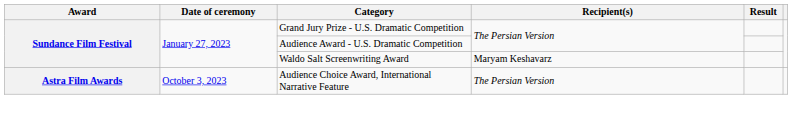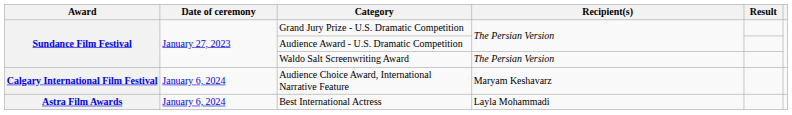(513, 59) Maryam Keshavarz -> (514, 59) The Persian Version
(82, 80) Astra Film Awards -> (82, 80) Calgary International Film Festival
(194, 80) October 3, 2023 -> (194, 80) January 6, 2024
(514, 80) The Persian Version -> (513, 80) Maryam Keshavarz
+ row: (330, 102)
